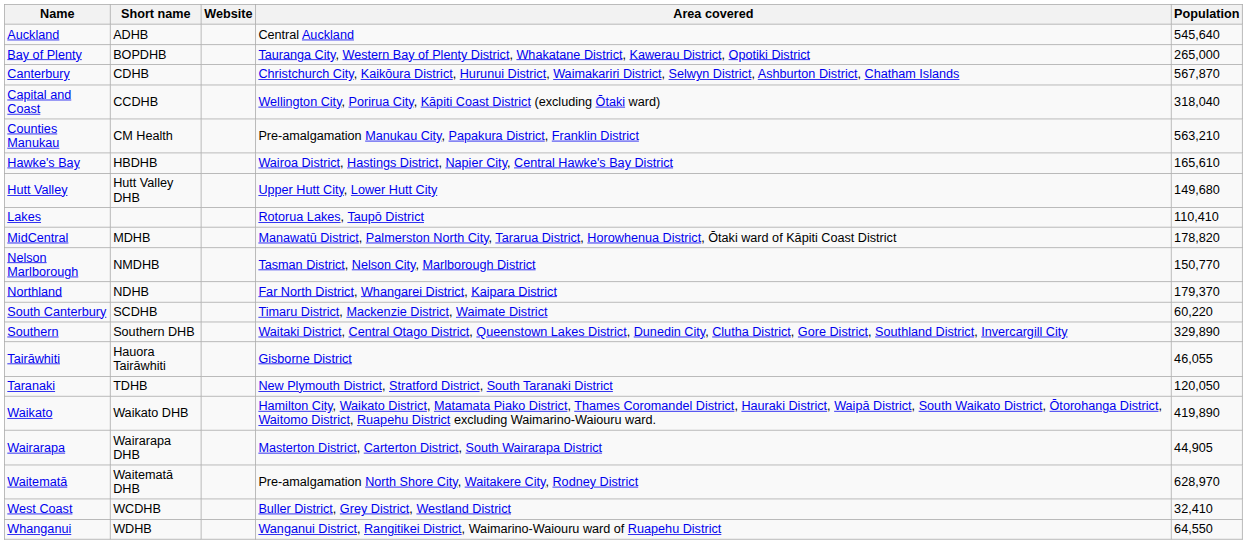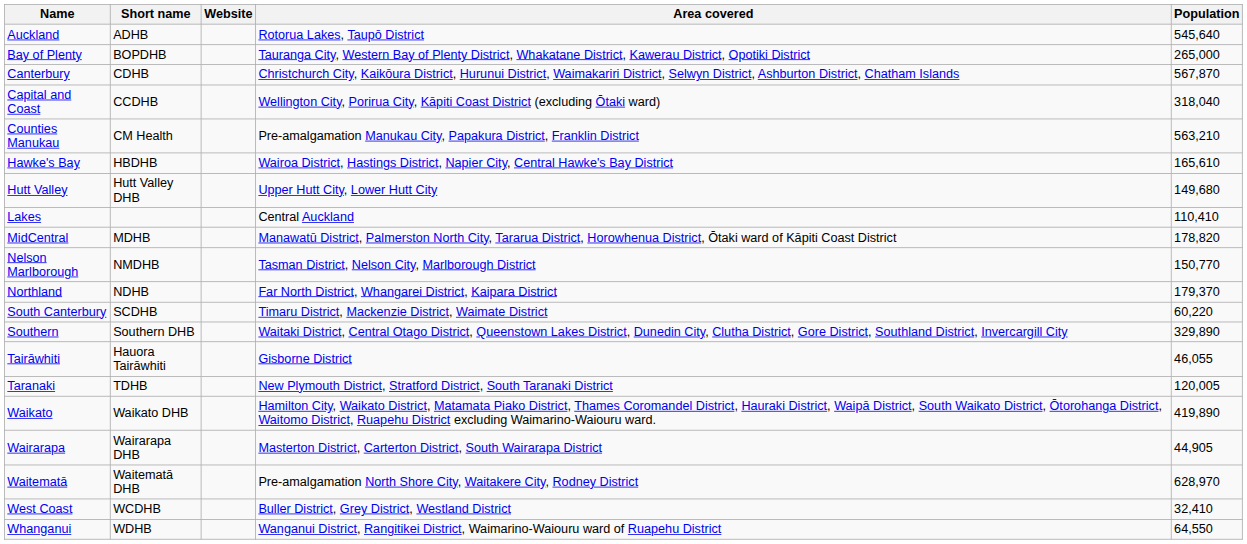(306, 34) Central Auckland -> (341, 34) Rotorua Lakes, Taupō District
(341, 217) Rotorua Lakes, Taupō District -> (306, 217) Central Auckland
(1197, 386) 120,050 -> (1197, 386) 120,005
